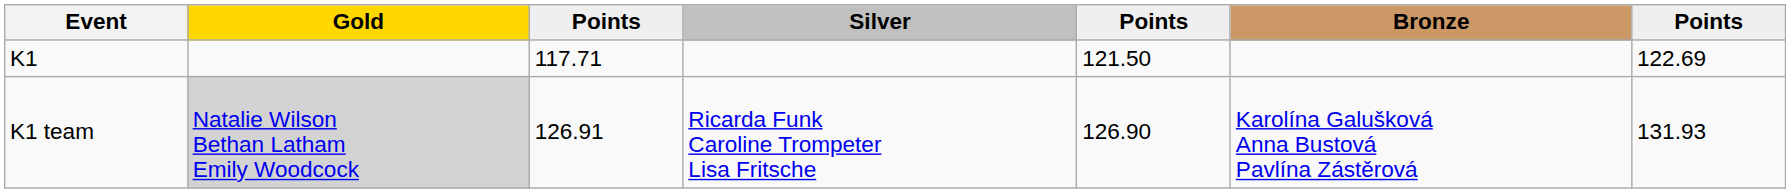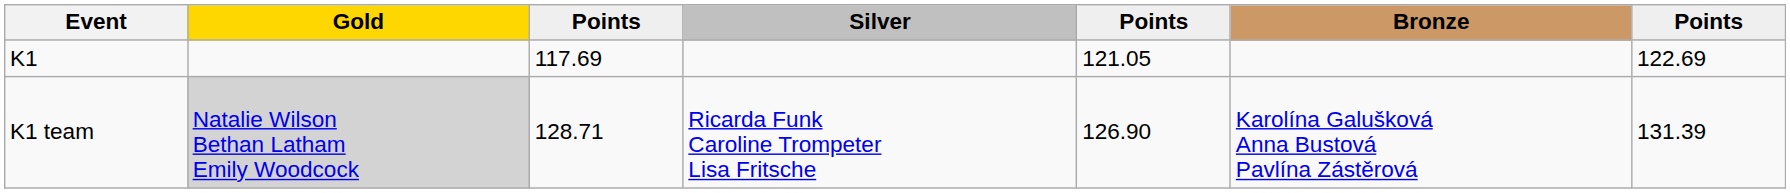(568, 58) 117.71 -> (568, 58) 117.69
(1117, 58) 121.50 -> (1117, 58) 121.05
(569, 132) 126.91 -> (569, 132) 128.71
(1672, 132) 131.93 -> (1672, 132) 131.39
